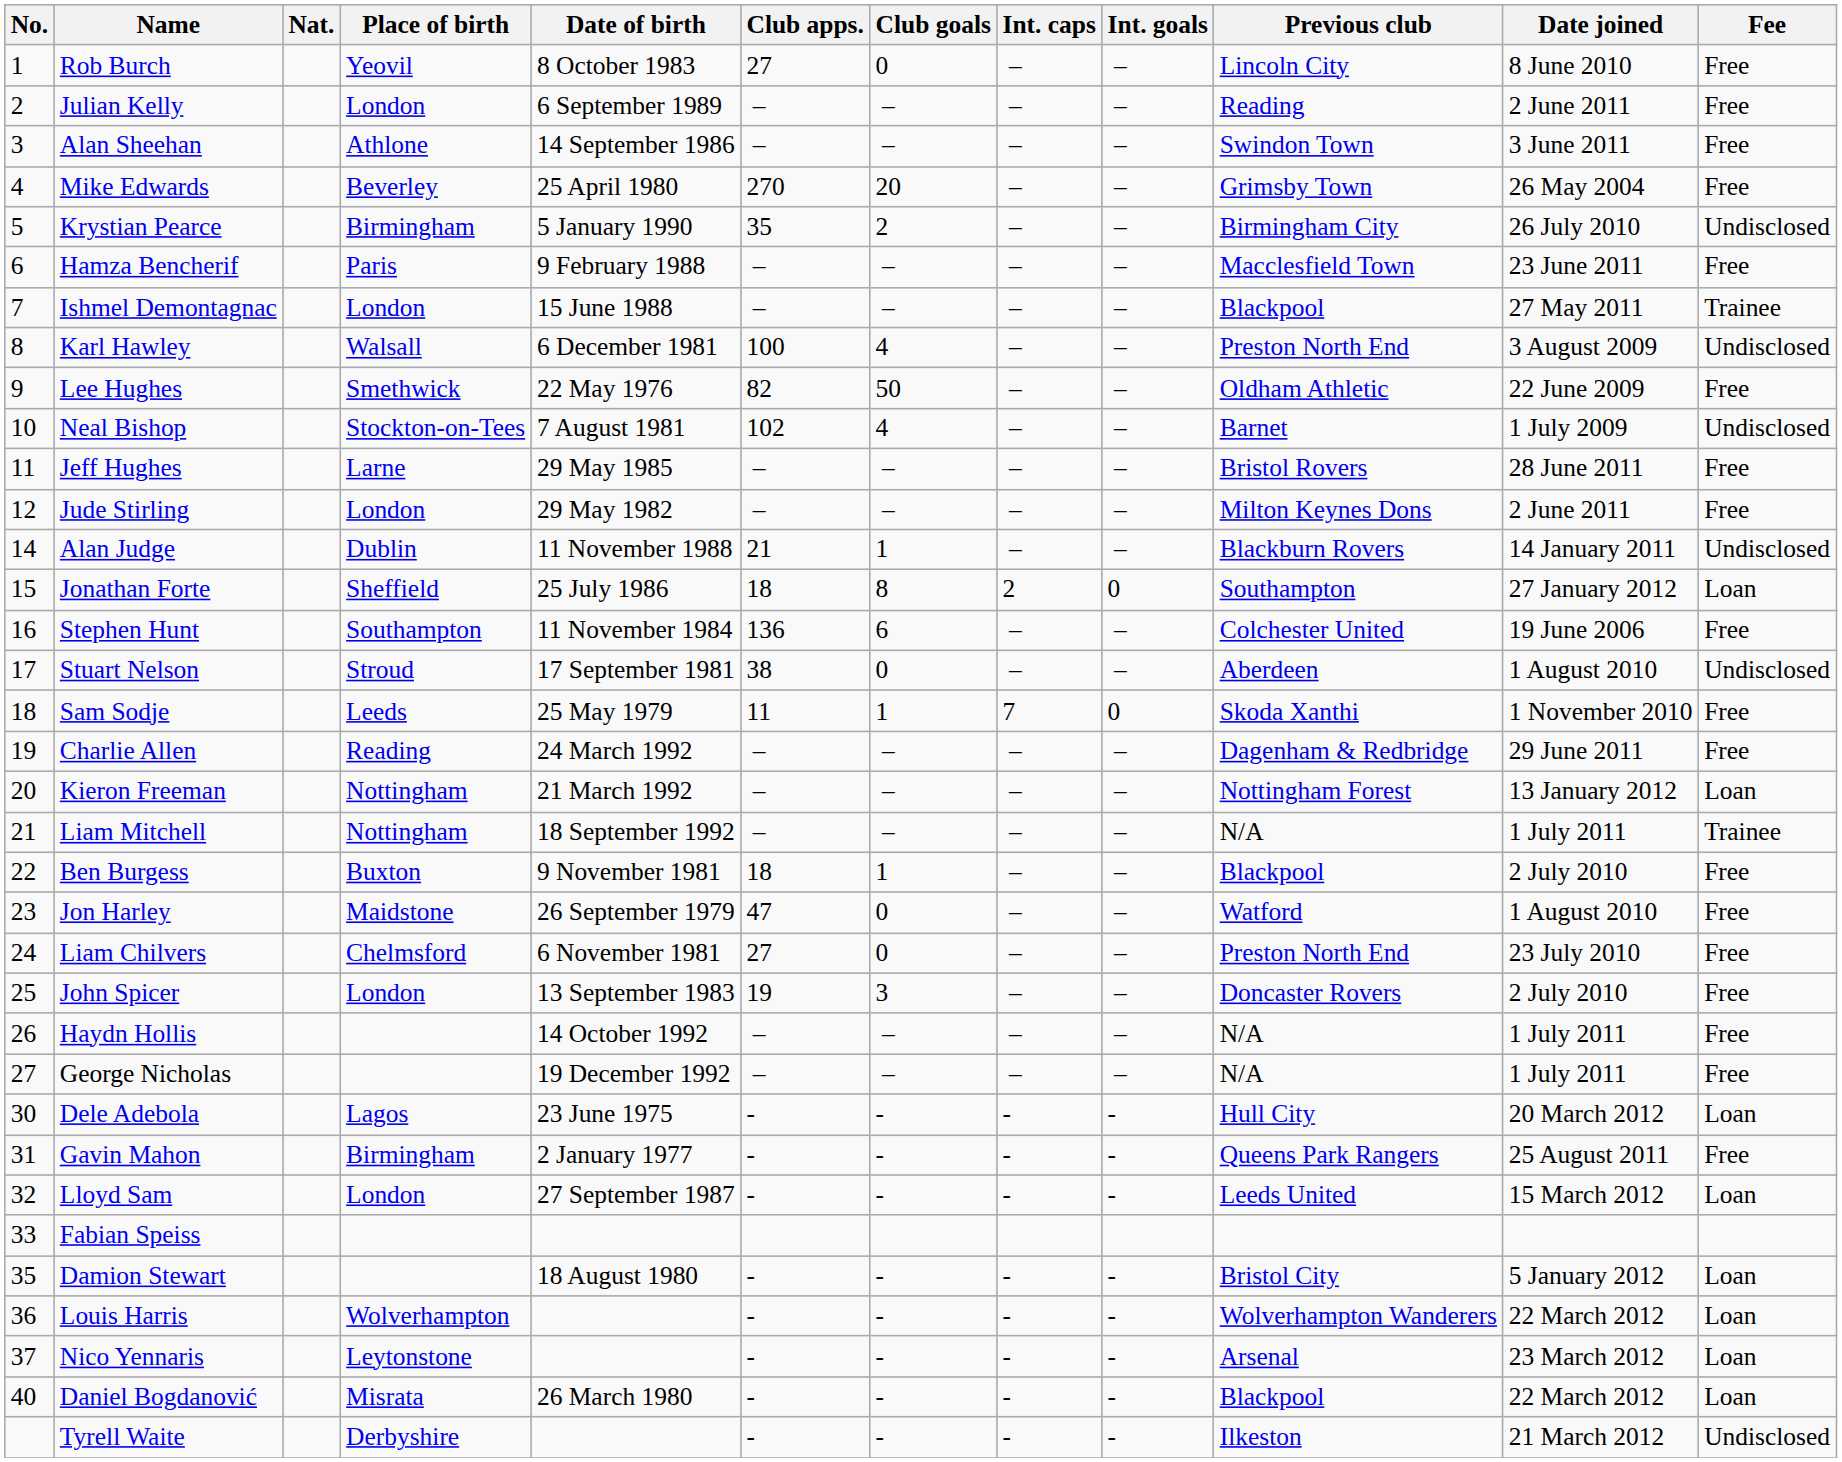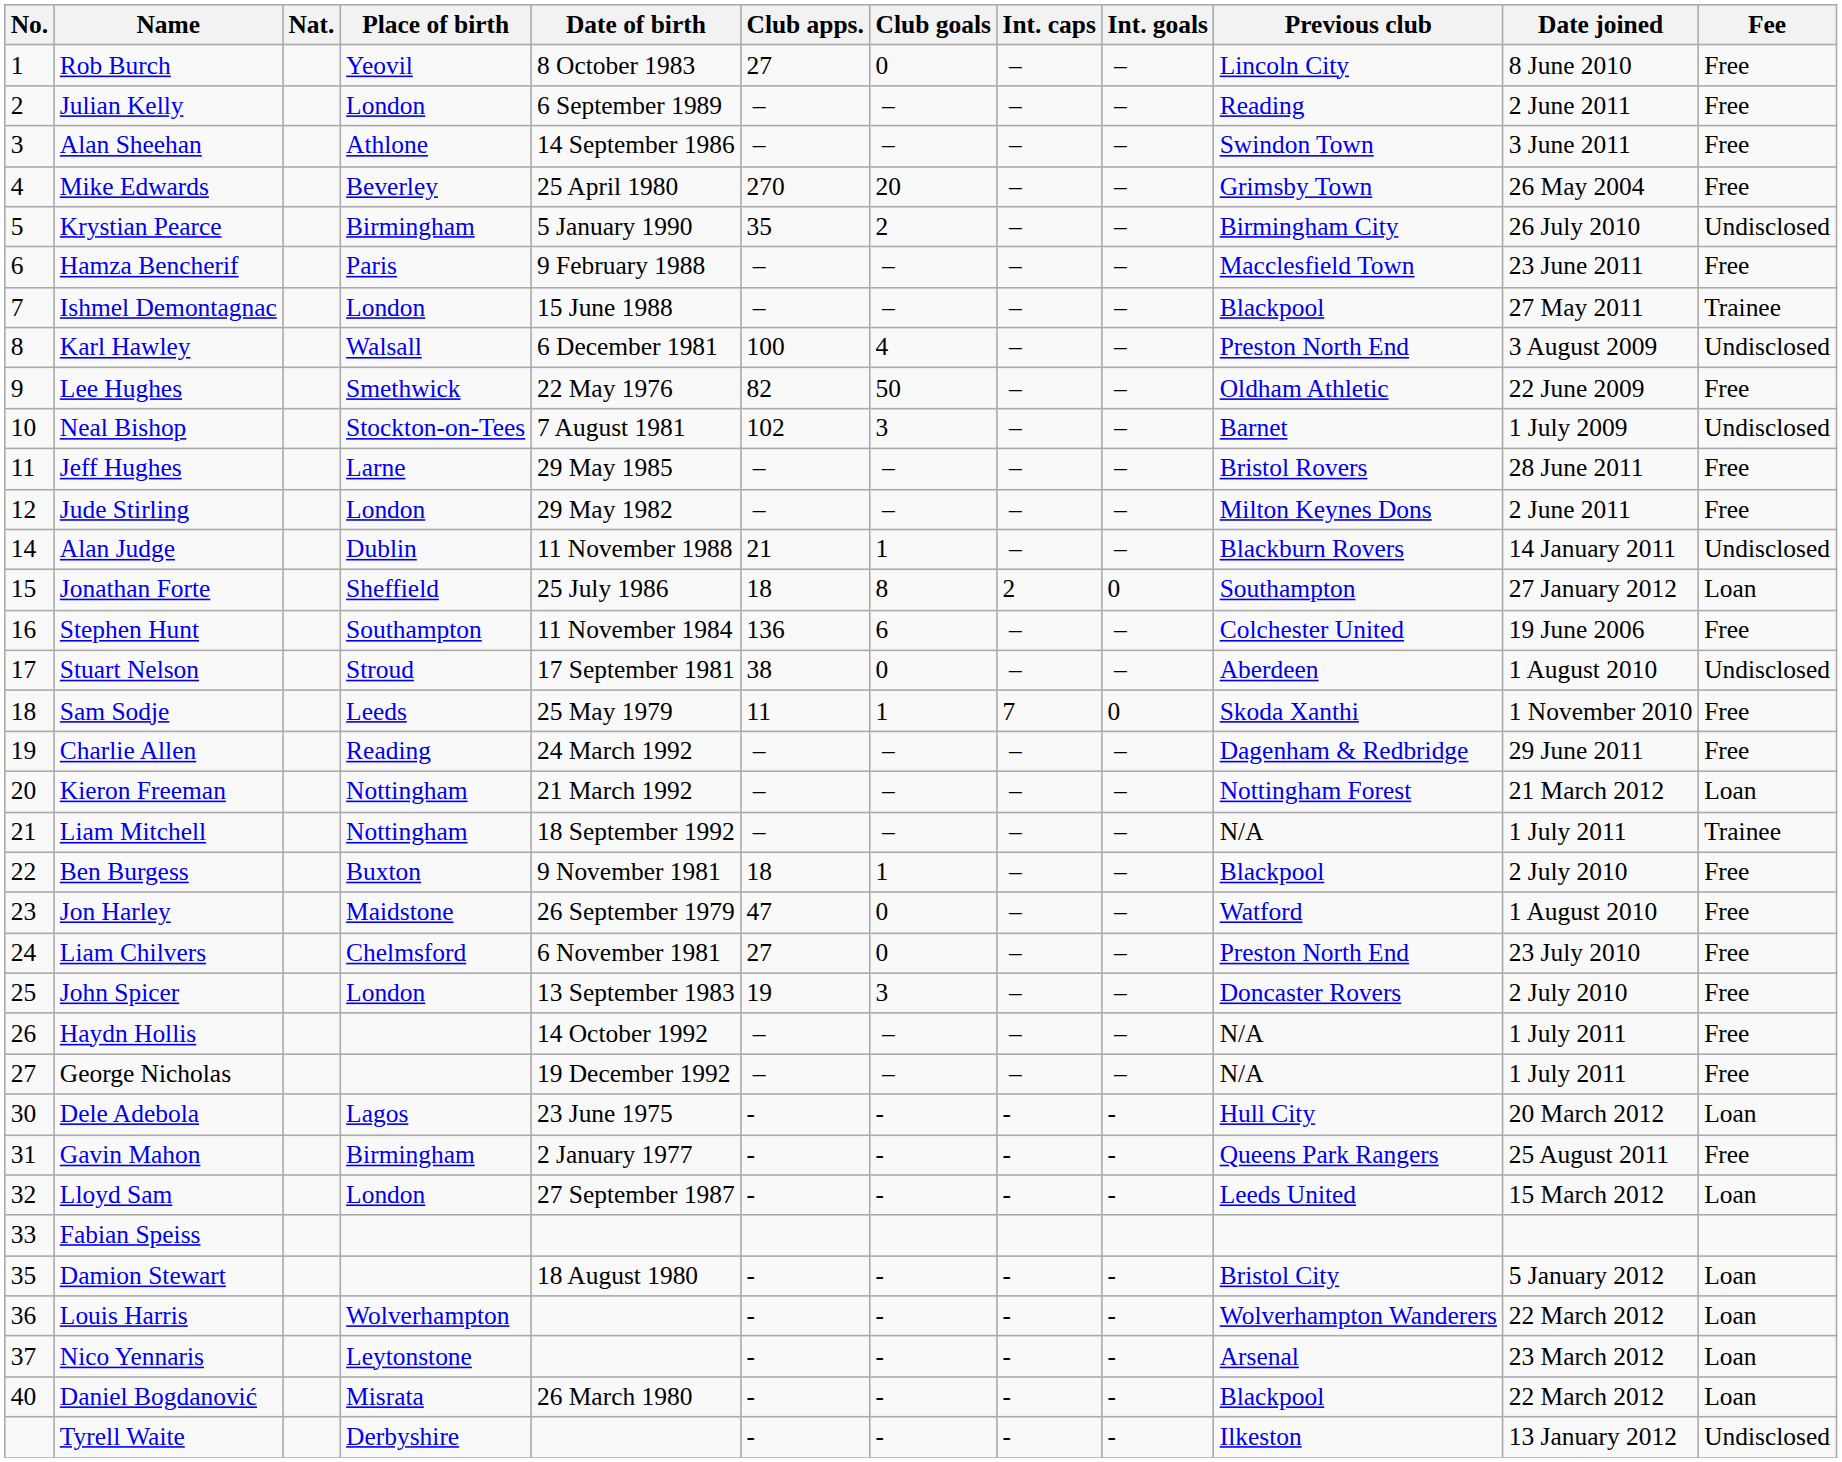(882, 428) 4 -> (882, 428) 3
(1593, 791) 13 January 2012 -> (1586, 791) 21 March 2012
(1586, 1436) 21 March 2012 -> (1593, 1436) 13 January 2012
